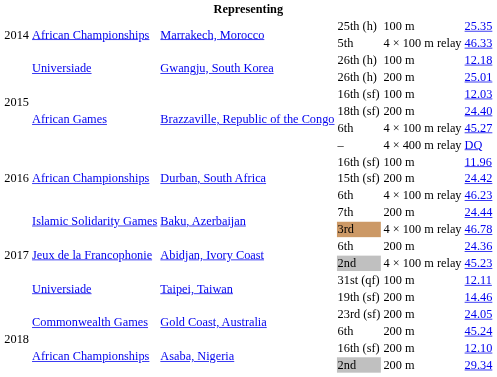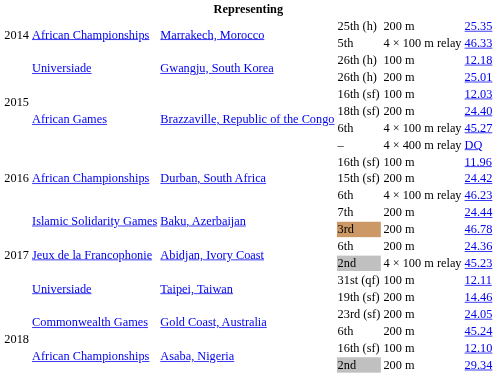(399, 26) 100 m -> (399, 26) 200 m
(422, 229) 4 × 100 m relay -> (399, 229) 200 m
(399, 348) 200 m -> (399, 348) 100 m
